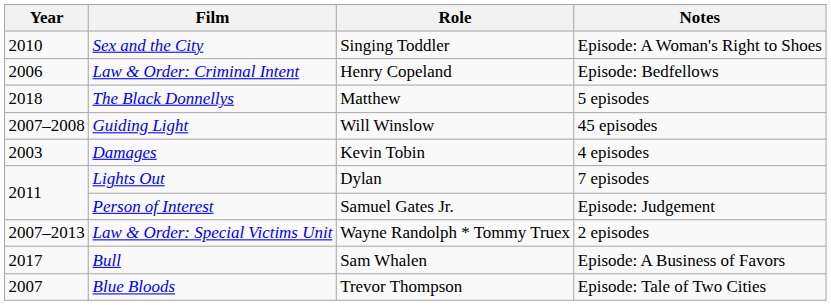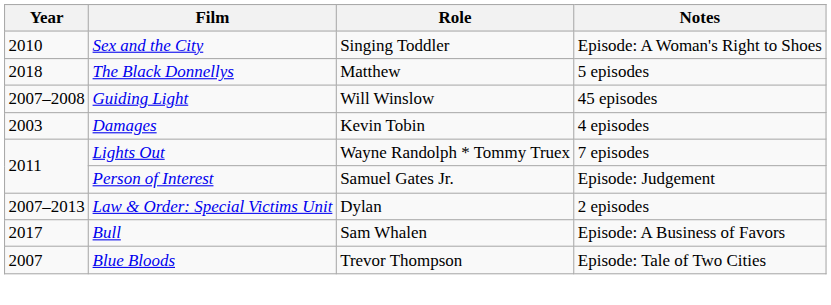- row: (196, 71)
(361, 179) Dylan -> (455, 152) Wayne Randolph * Tommy Truex
(455, 233) Wayne Randolph * Tommy Truex -> (361, 206) Dylan
